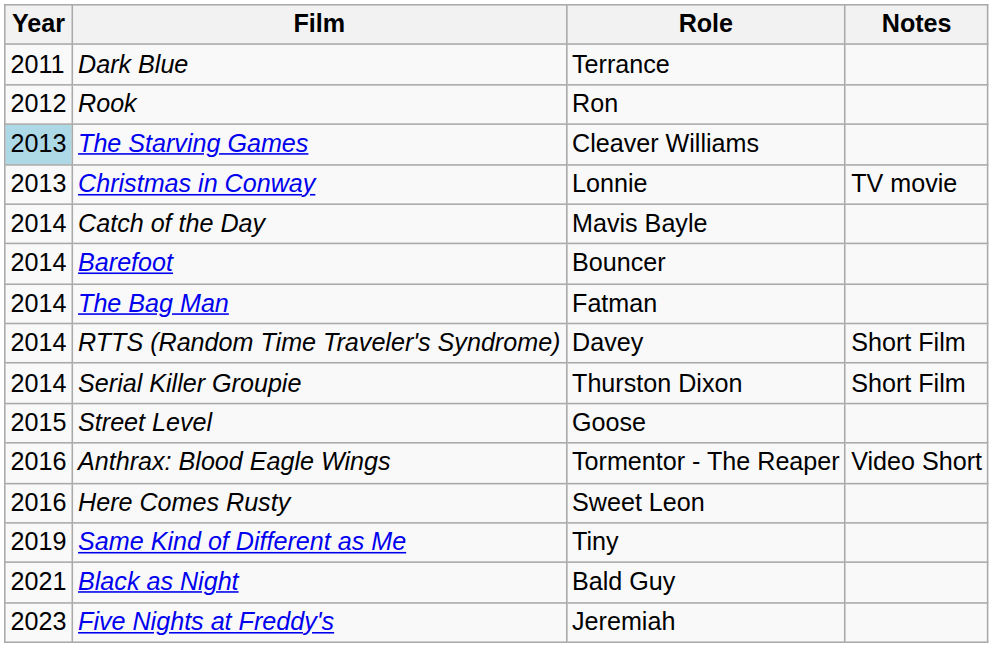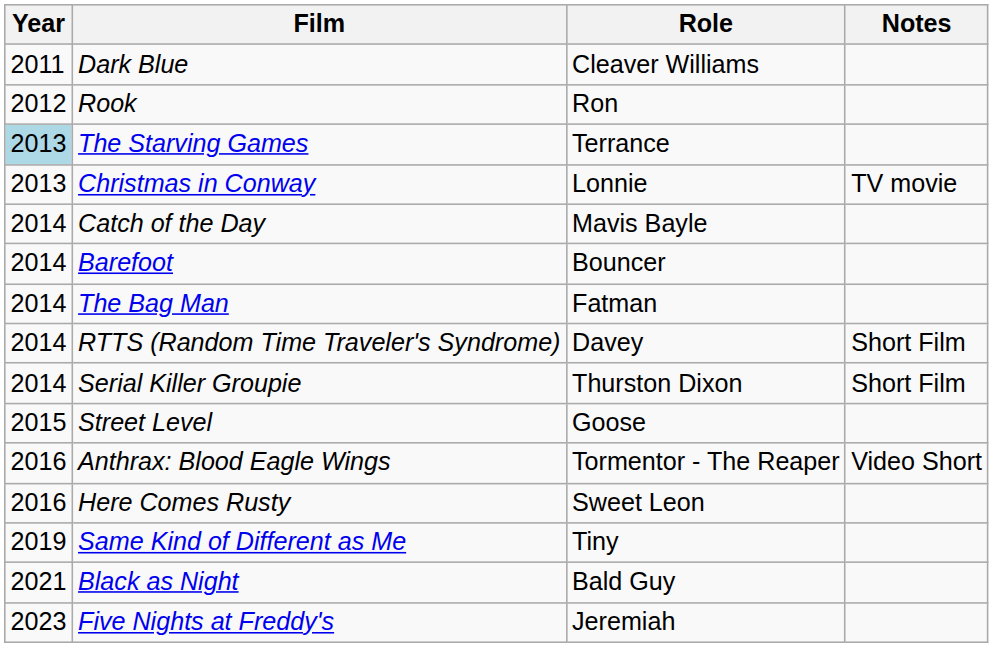(621, 64) Terrance -> (666, 64) Cleaver Williams
(666, 143) Cleaver Williams -> (621, 143) Terrance
